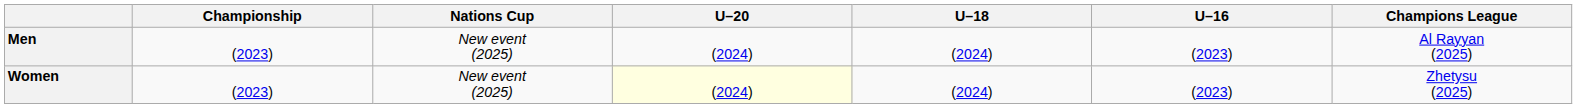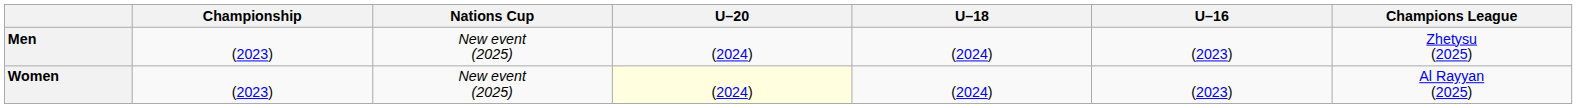(1452, 47) Al Rayyan (2025) -> (1452, 47) Zhetysu (2025)
(1452, 85) Zhetysu (2025) -> (1452, 85) Al Rayyan (2025)
